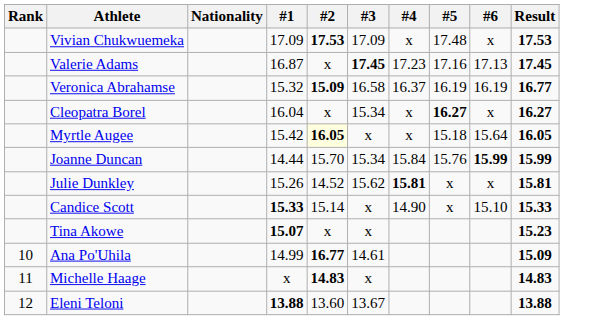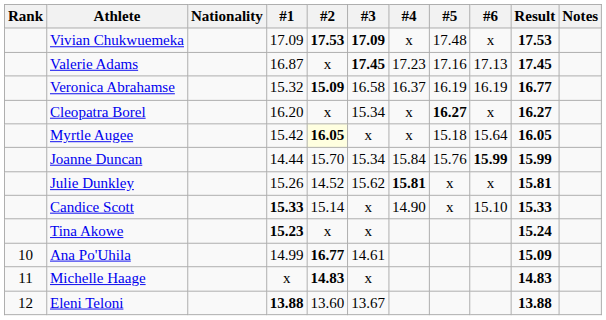+ column: (580, 16)
(368, 40) normal -> (368, 40) bold
(287, 111) 16.04 -> (287, 111) 16.20
(287, 231) 15.07 -> (287, 231) 15.23
(535, 231) 15.23 -> (535, 231) 15.24
